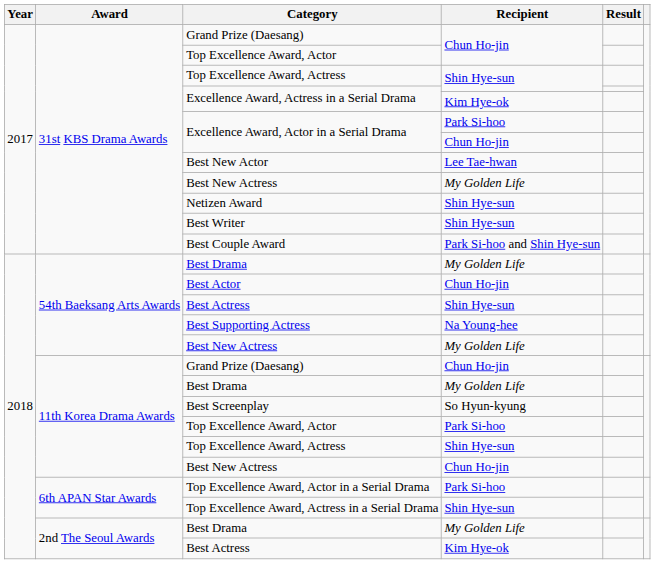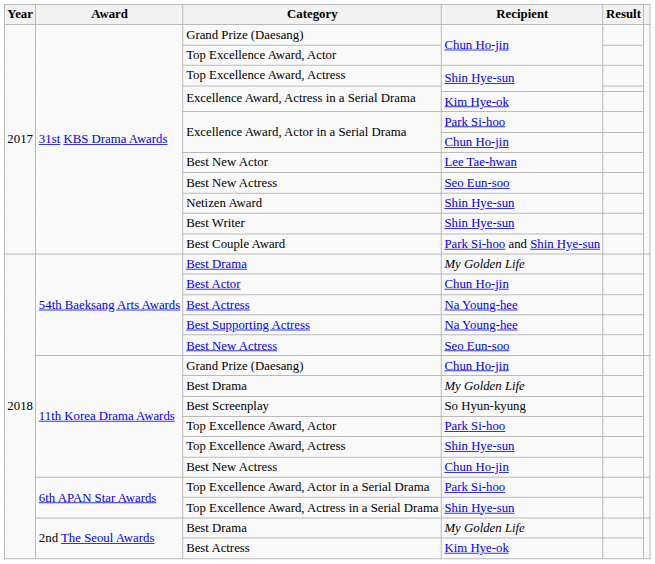(485, 182) My Golden Life -> (477, 182) Seo Eun-soo
(479, 304) Shin Hye-sun -> (481, 304) Na Young-hee
(485, 345) My Golden Life -> (477, 345) Seo Eun-soo
